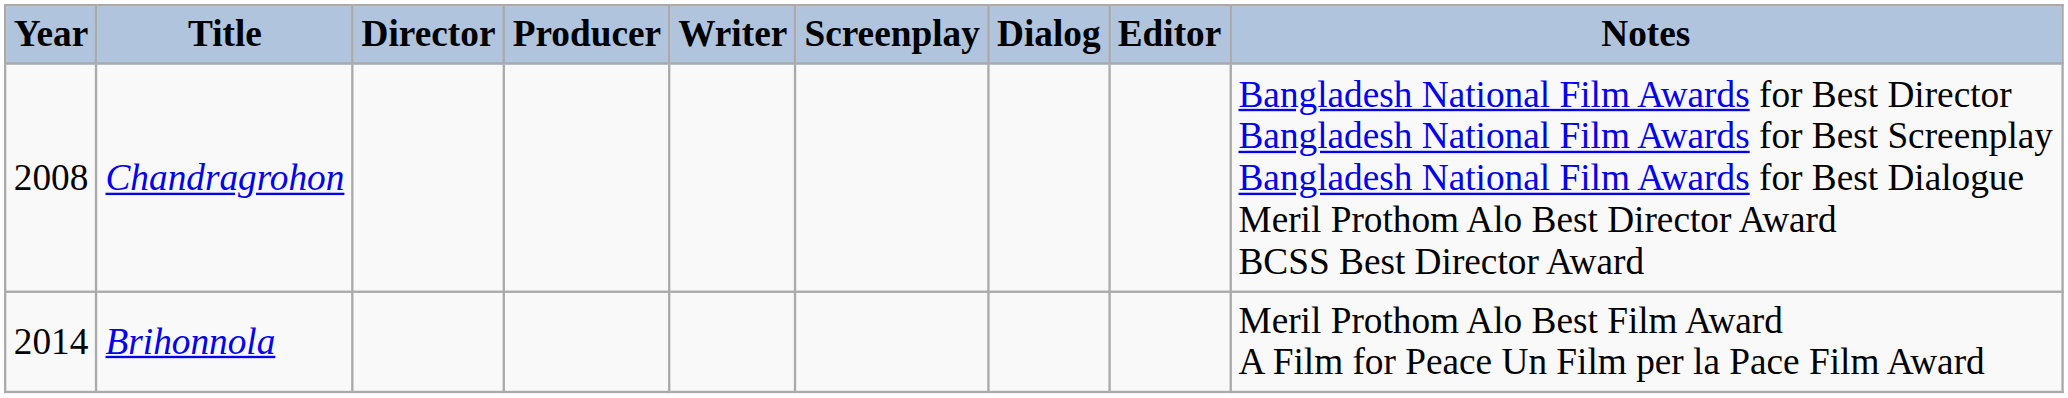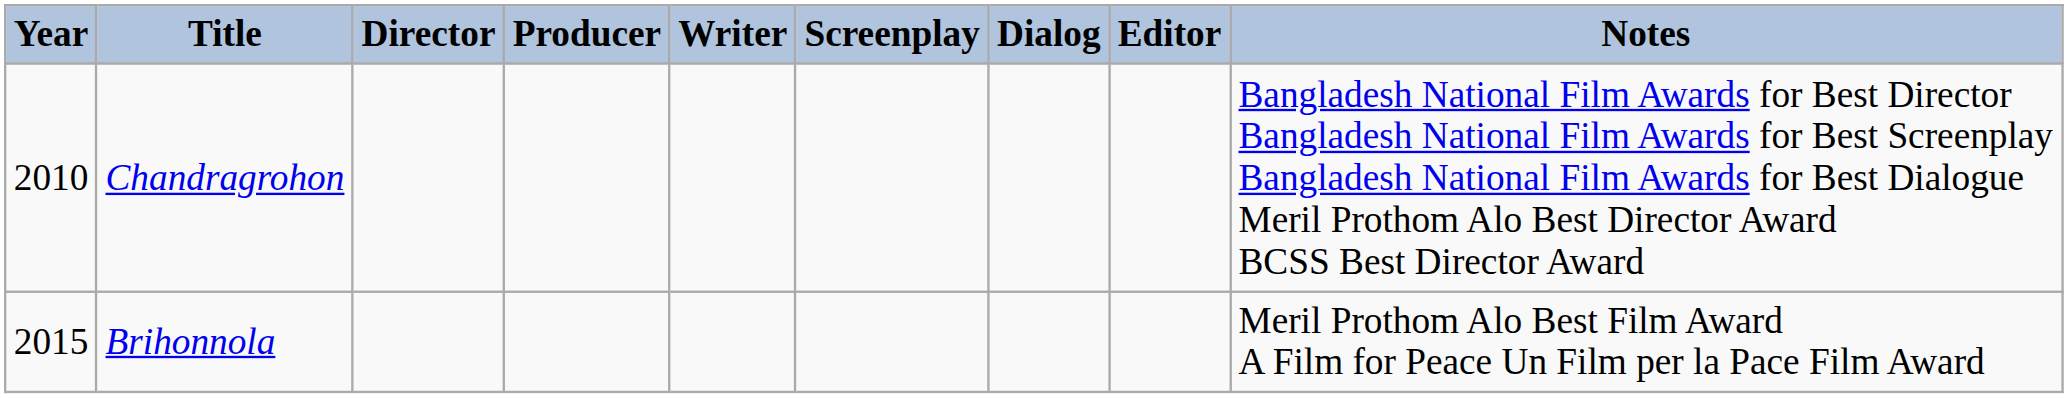(51, 177) 2008 -> (51, 177) 2010
(51, 341) 2014 -> (51, 341) 2015
